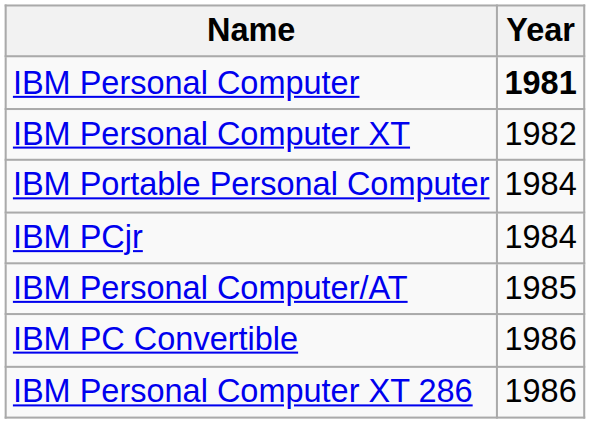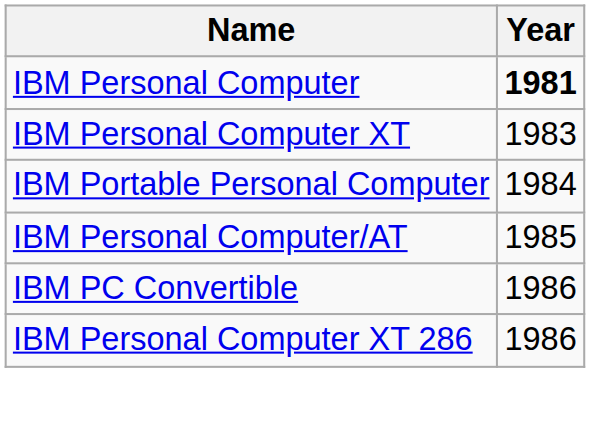(541, 133) 1982 -> (541, 133) 1983
- row: (78, 236)
